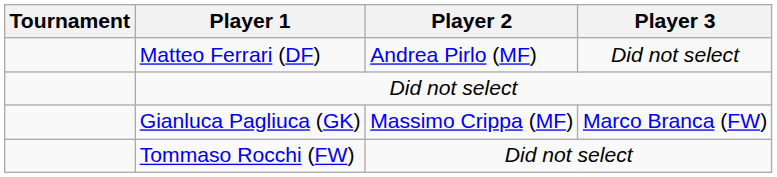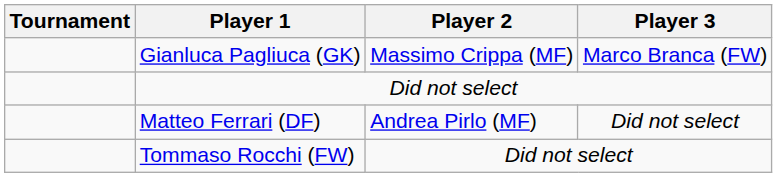rows swapped: (250, 121) <-> (230, 54)
